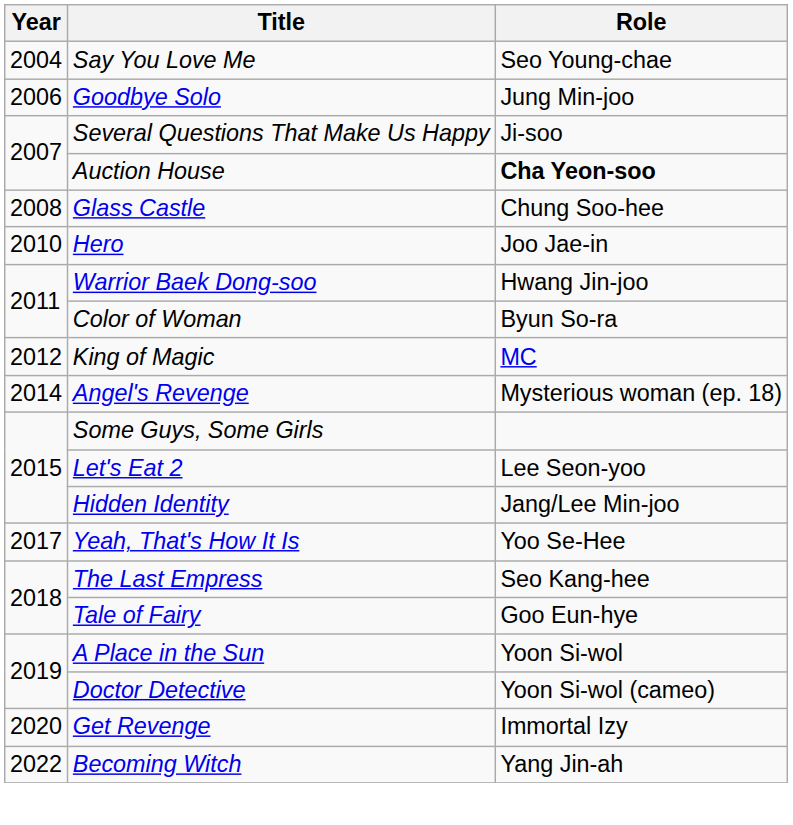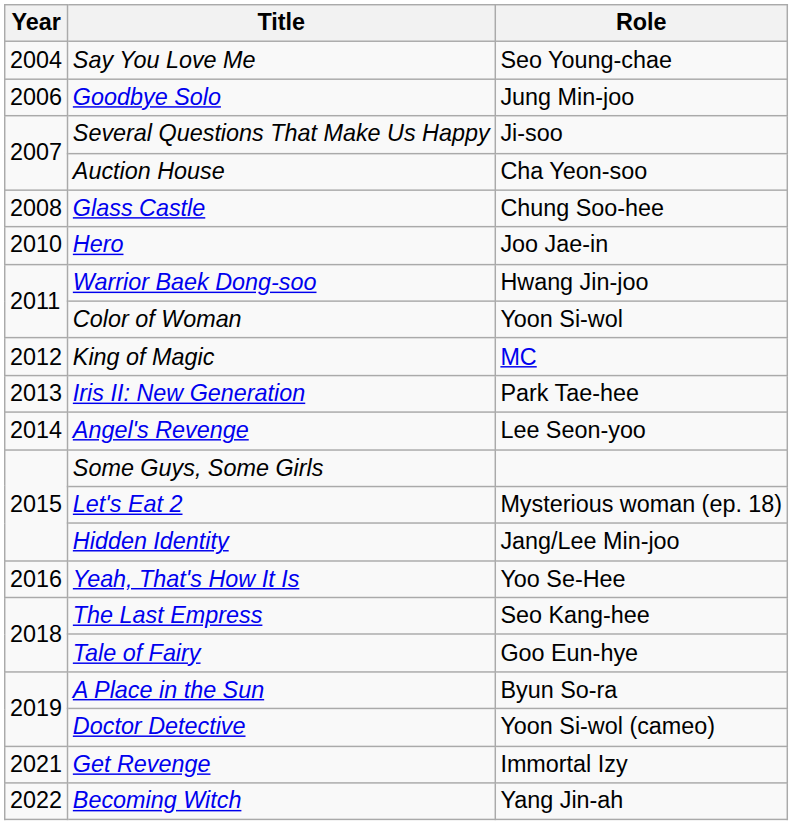(578, 171) bold -> (574, 171) normal
(559, 319) Byun So-ra -> (562, 319) Yoon Si-wol
+ row: (189, 393)
(641, 393) Mysterious woman (ep. 18) -> (573, 430) Lee Seon-yoo
(573, 467) Lee Seon-yoo -> (641, 504) Mysterious woman (ep. 18)
(36, 541) 2017 -> (36, 578) 2016
(562, 652) Yoon Si-wol -> (559, 689) Byun So-ra
(36, 726) 2020 -> (36, 763) 2021
